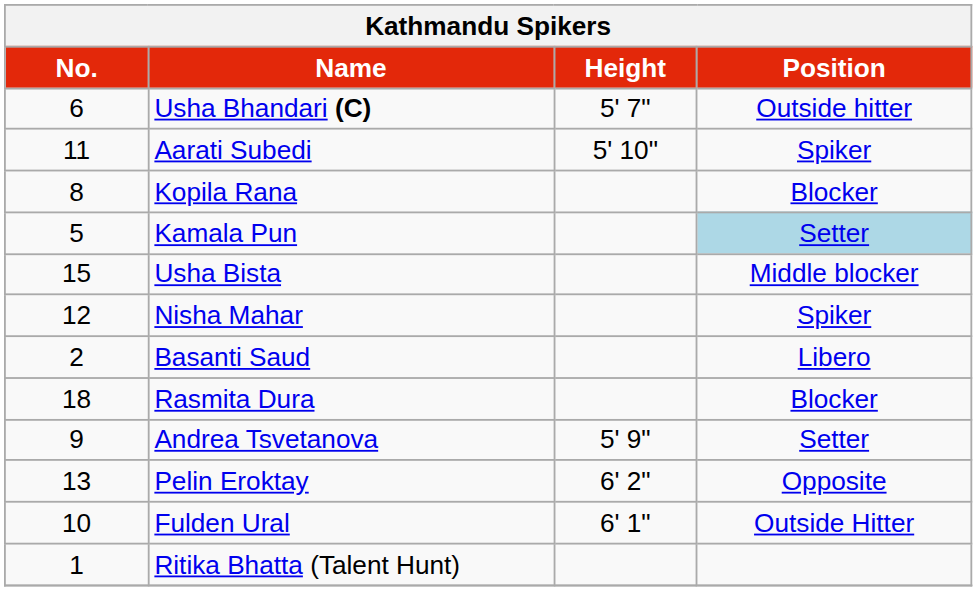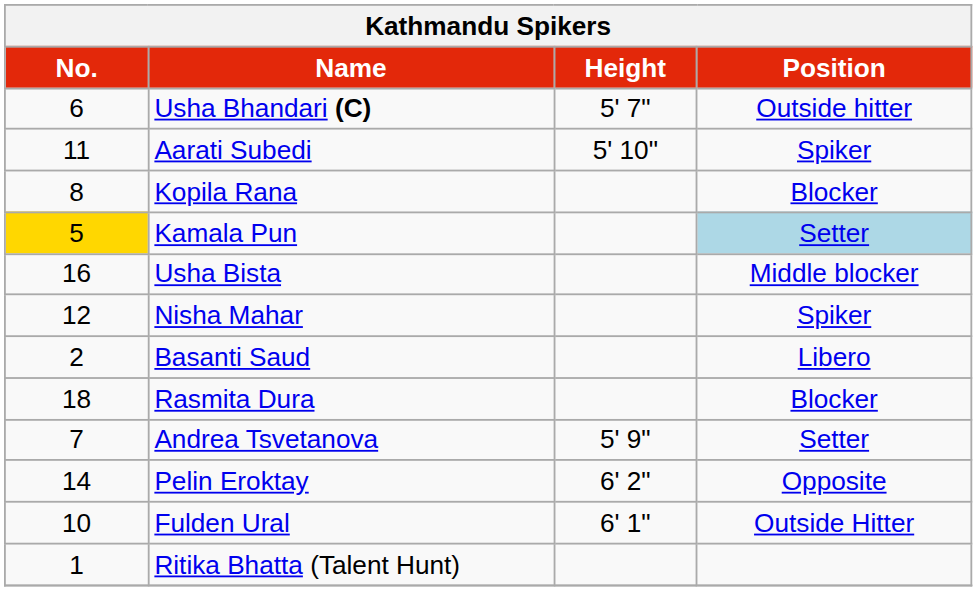(77, 233) no background -> (77, 233) gold background
(77, 274) 15 -> (77, 274) 16
(77, 440) 9 -> (77, 440) 7
(77, 481) 13 -> (77, 481) 14
